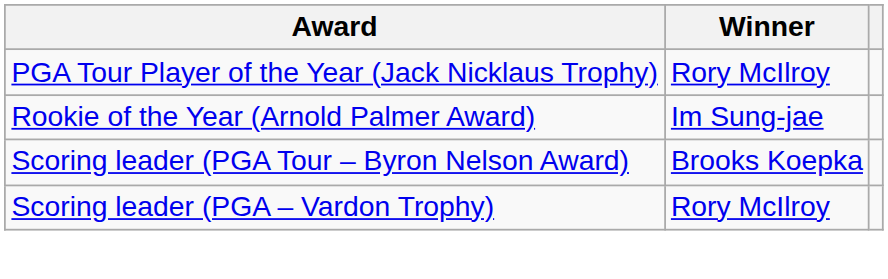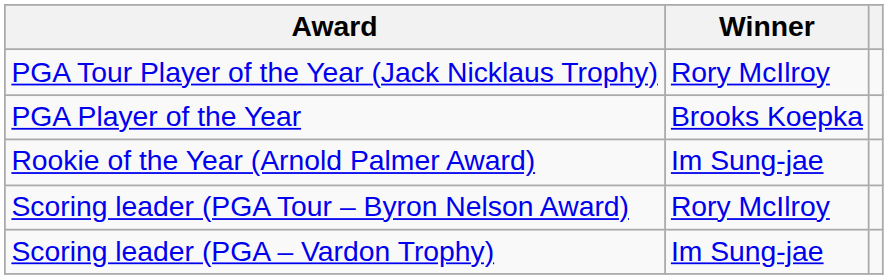+ row: (156, 116)
(767, 161) Brooks Koepka -> (750, 206) Rory McIlroy
(750, 206) Rory McIlroy -> (747, 251) Im Sung-jae
